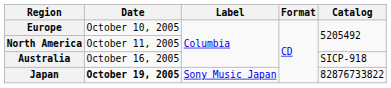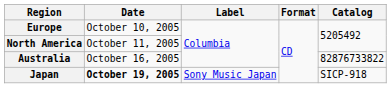(344, 59) SICP-918 -> (352, 59) 82876733822
(352, 75) 82876733822 -> (344, 75) SICP-918
